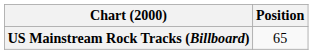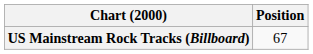(280, 37) 65 -> (280, 37) 67
